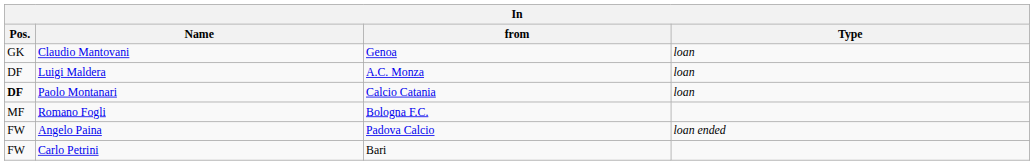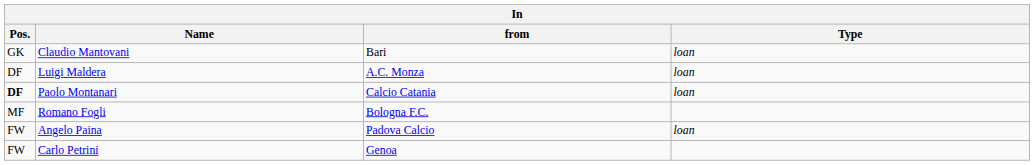(381, 53) Genoa -> (376, 53) Bari
(700, 131) loan ended -> (684, 131) loan
(376, 150) Bari -> (381, 150) Genoa
